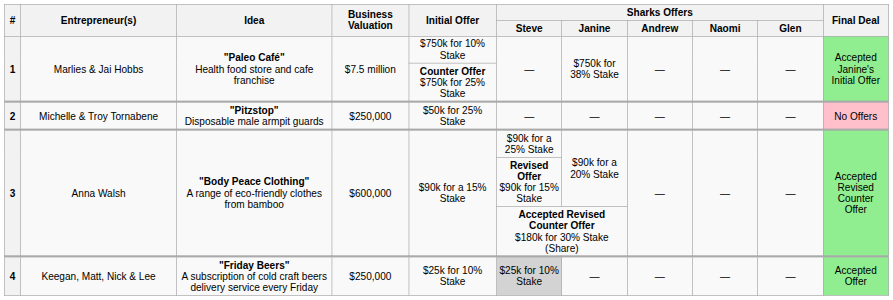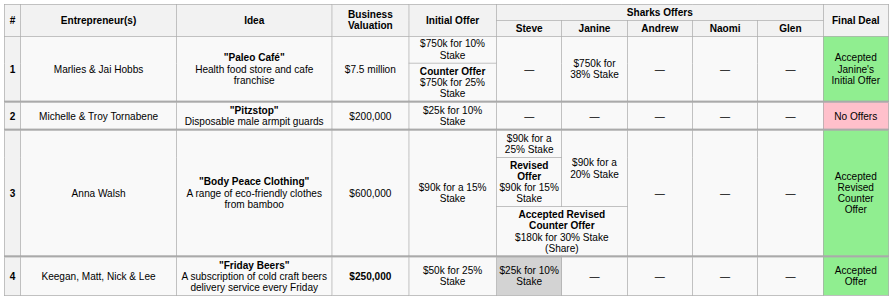(370, 116) $250,000 -> (370, 116) $200,000
(453, 116) $50k for 25% Stake -> (453, 116) $25k for 10% Stake
(370, 277) normal -> (370, 277) bold
(453, 277) $25k for 10% Stake -> (453, 277) $50k for 25% Stake
